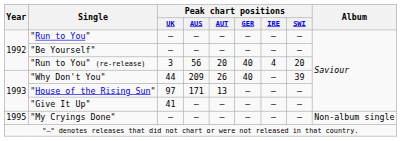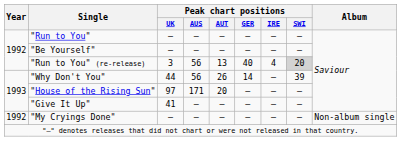(222, 63) 20 -> (222, 63) 13
(299, 63) no background -> (299, 63) lightgrey background
(196, 77) 209 -> (196, 77) 56
(248, 77) 40 -> (248, 77) 14
(222, 91) 13 -> (222, 91) 20
(16, 118) 1995 -> (16, 118) 1992
